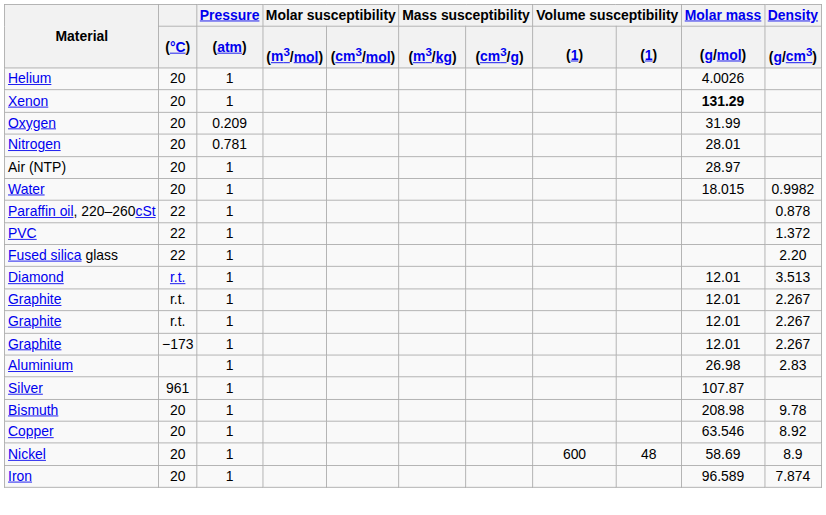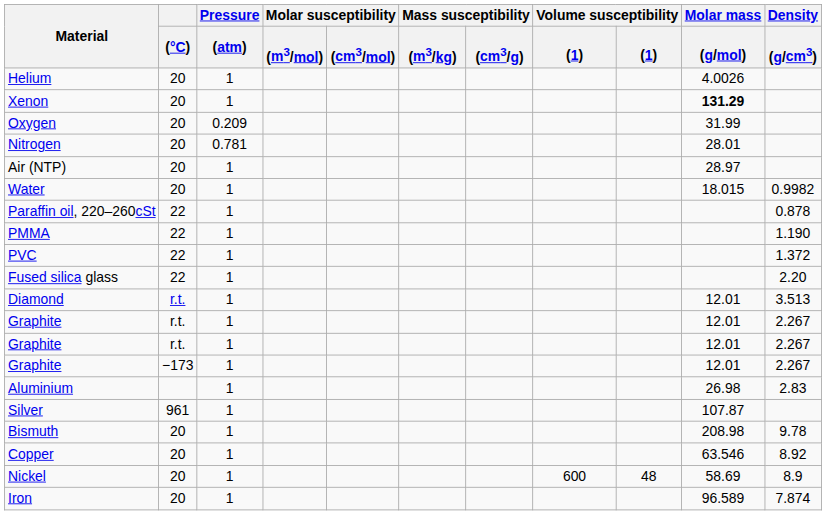+ row: (29, 233)
